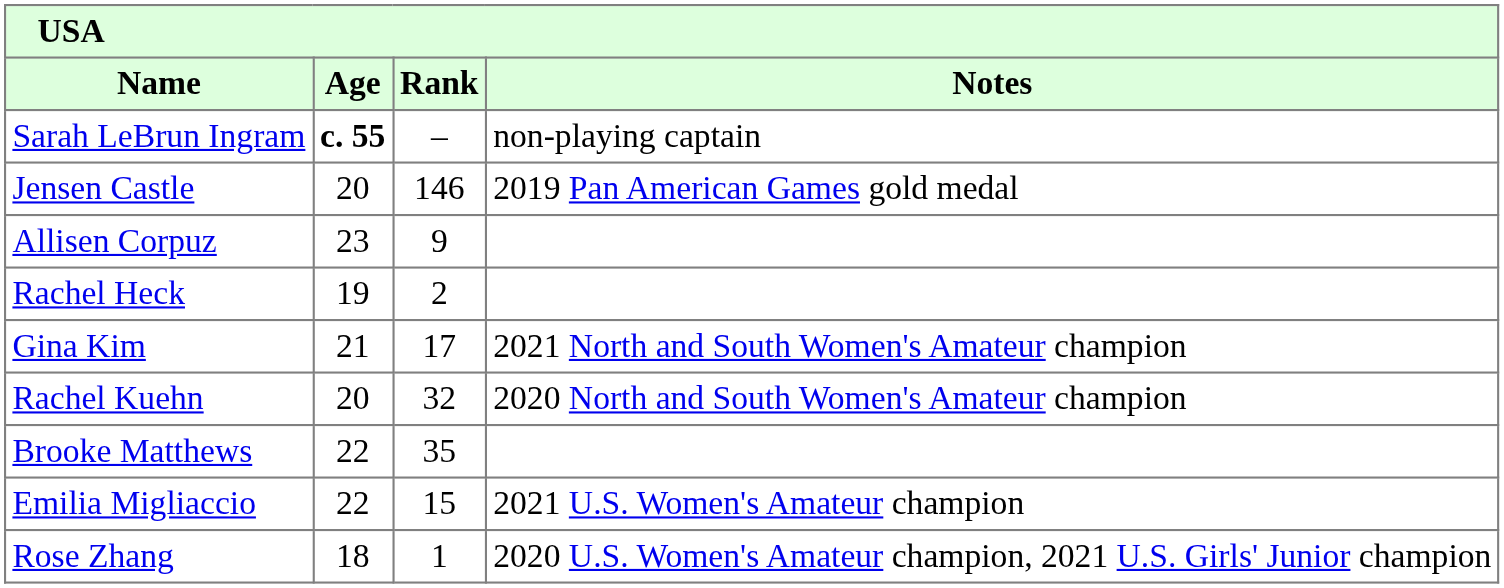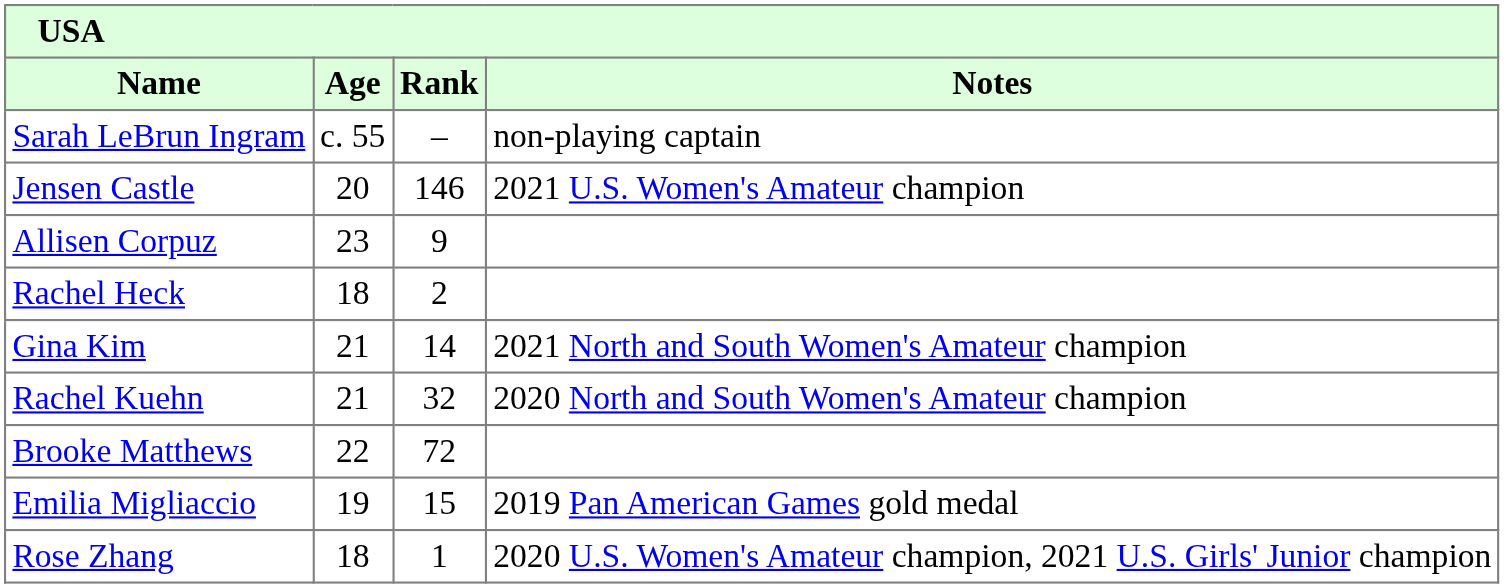(353, 135) bold -> (353, 135) normal
(756, 188) 2019 Pan American Games gold medal -> (759, 188) 2021 U.S. Women's Amateur champion
(353, 293) 19 -> (353, 293) 18
(439, 345) 17 -> (439, 345) 14
(353, 398) 20 -> (353, 398) 21
(439, 450) 35 -> (439, 450) 72
(353, 503) 22 -> (353, 503) 19
(759, 503) 2021 U.S. Women's Amateur champion -> (756, 503) 2019 Pan American Games gold medal
